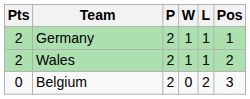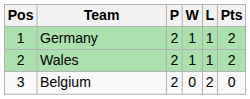columns swapped: (230, 15) <-> (19, 15)
